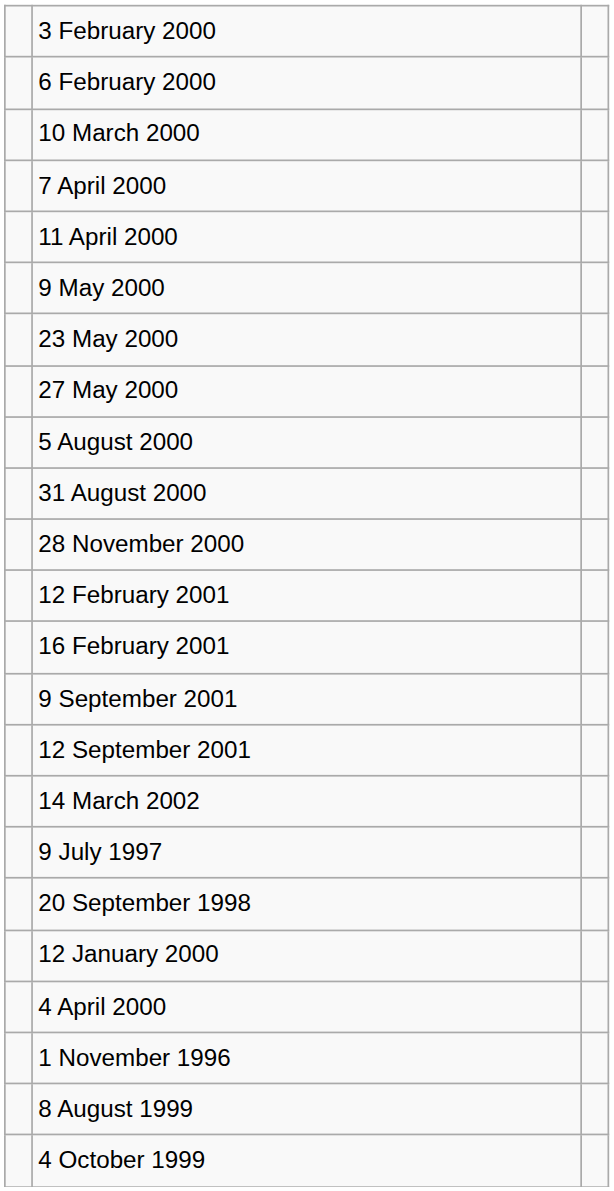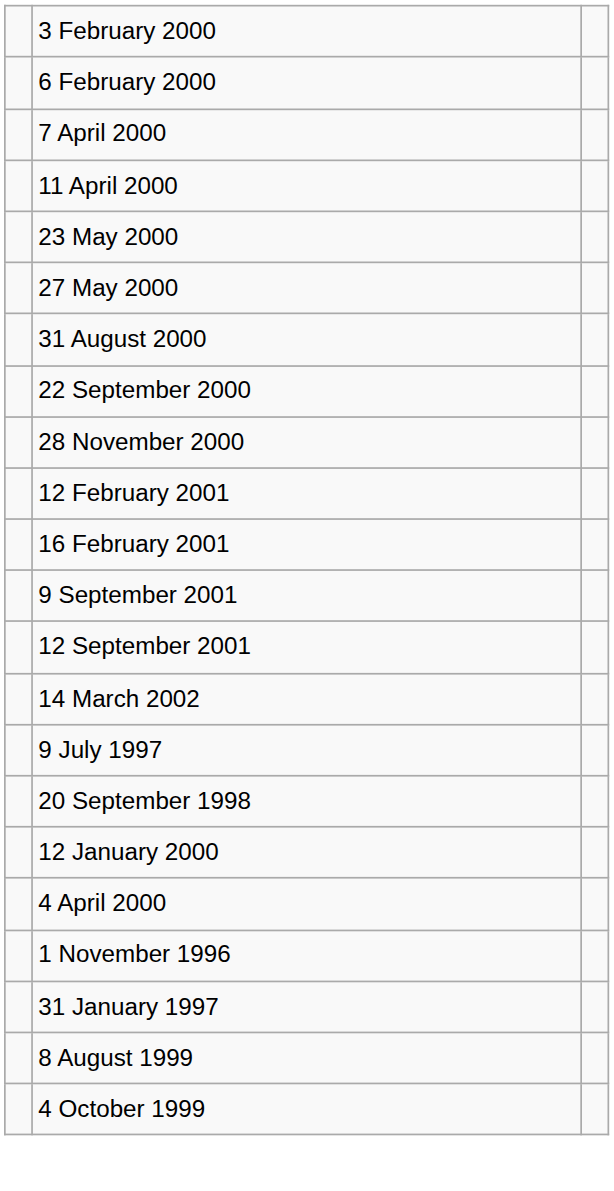- row: (119, 133)
- row: (102, 287)
- row: (116, 441)
+ row: (145, 390)
+ row: (128, 1005)
